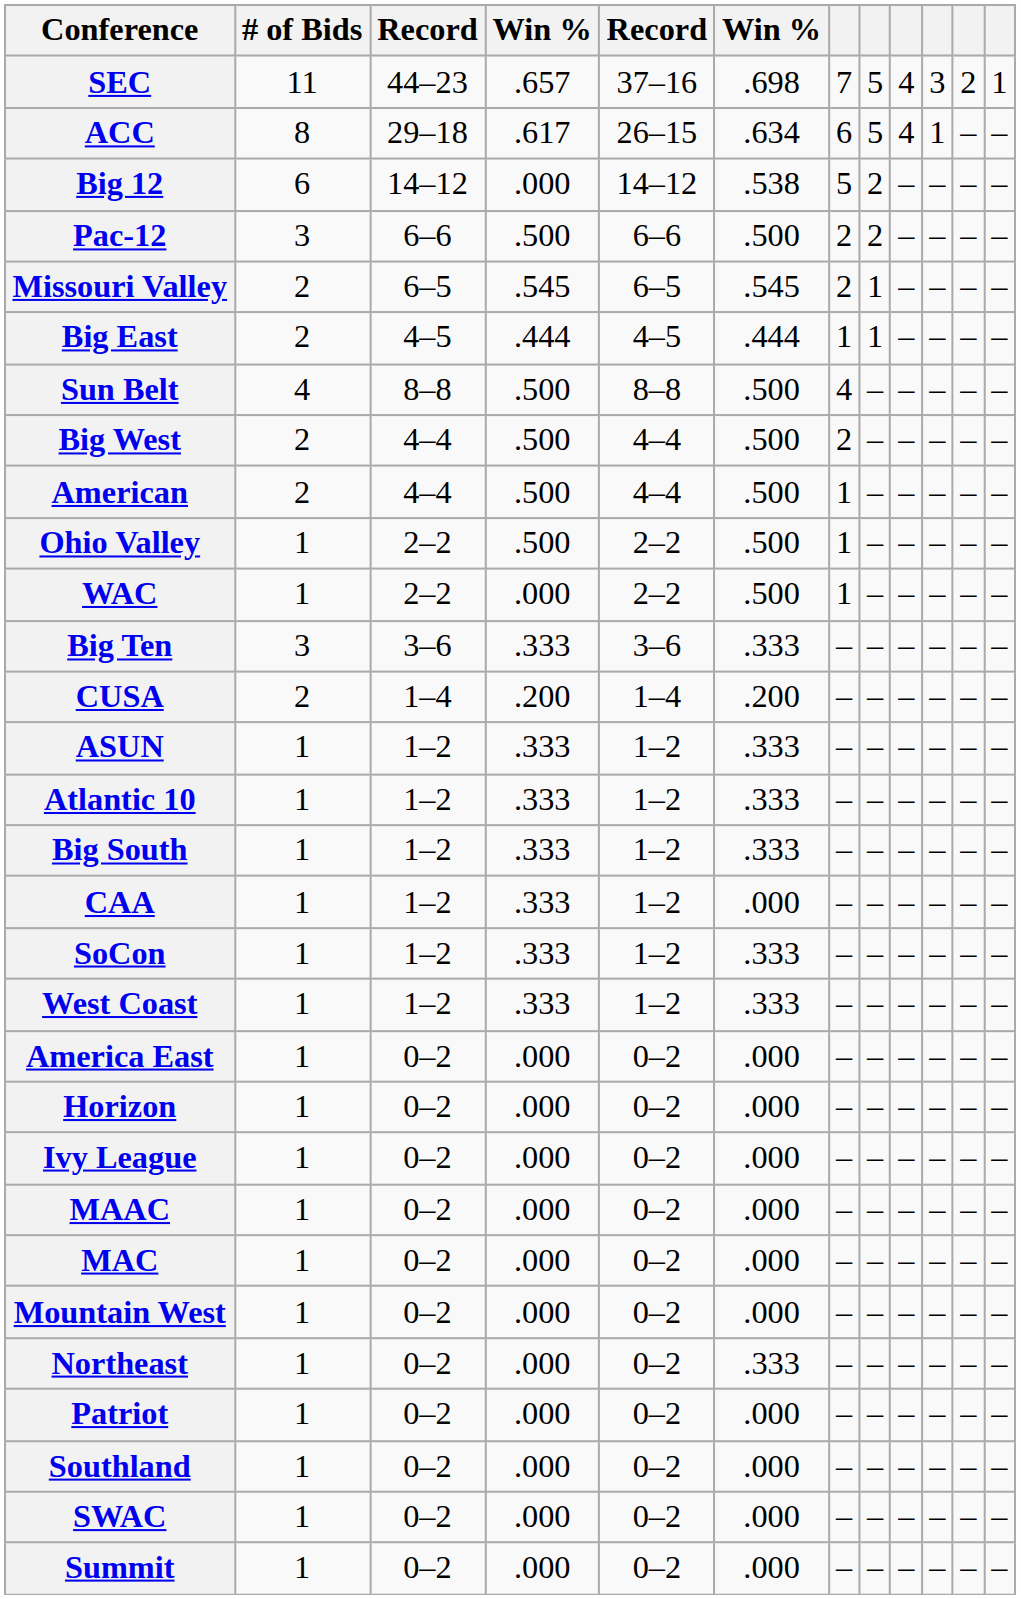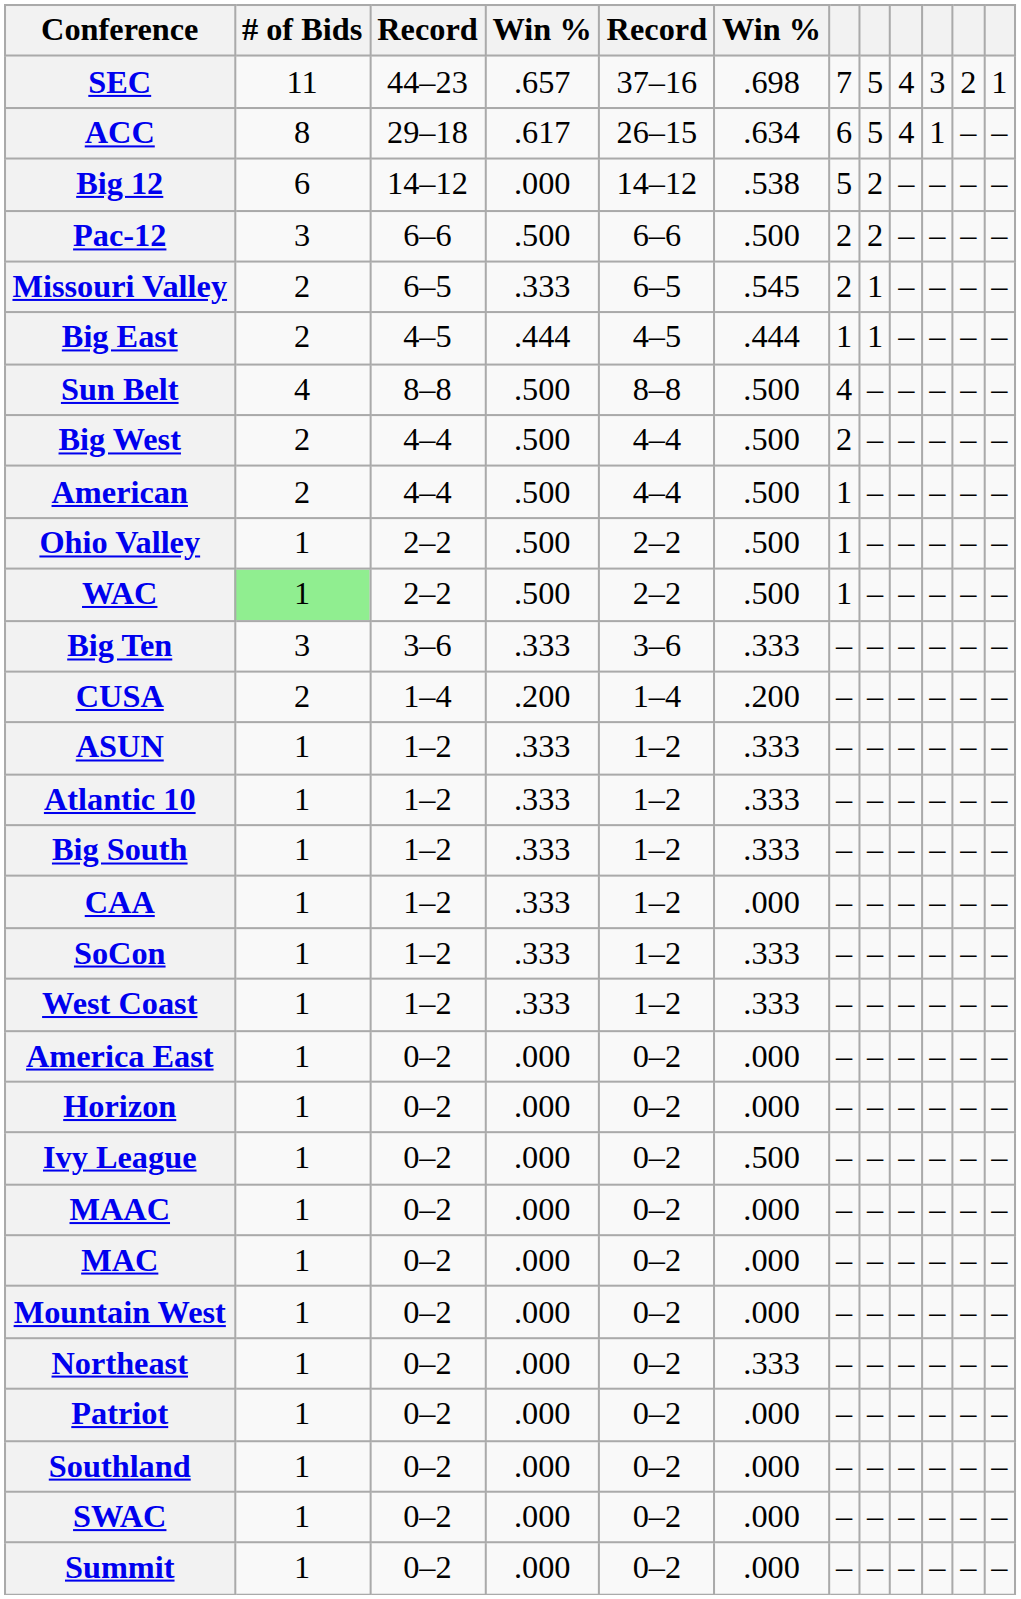(542, 286) .545 -> (542, 286) .333
(302, 593) no background -> (302, 593) lightgreen background
(542, 593) .000 -> (542, 593) .500
(772, 1157) .000 -> (772, 1157) .500
